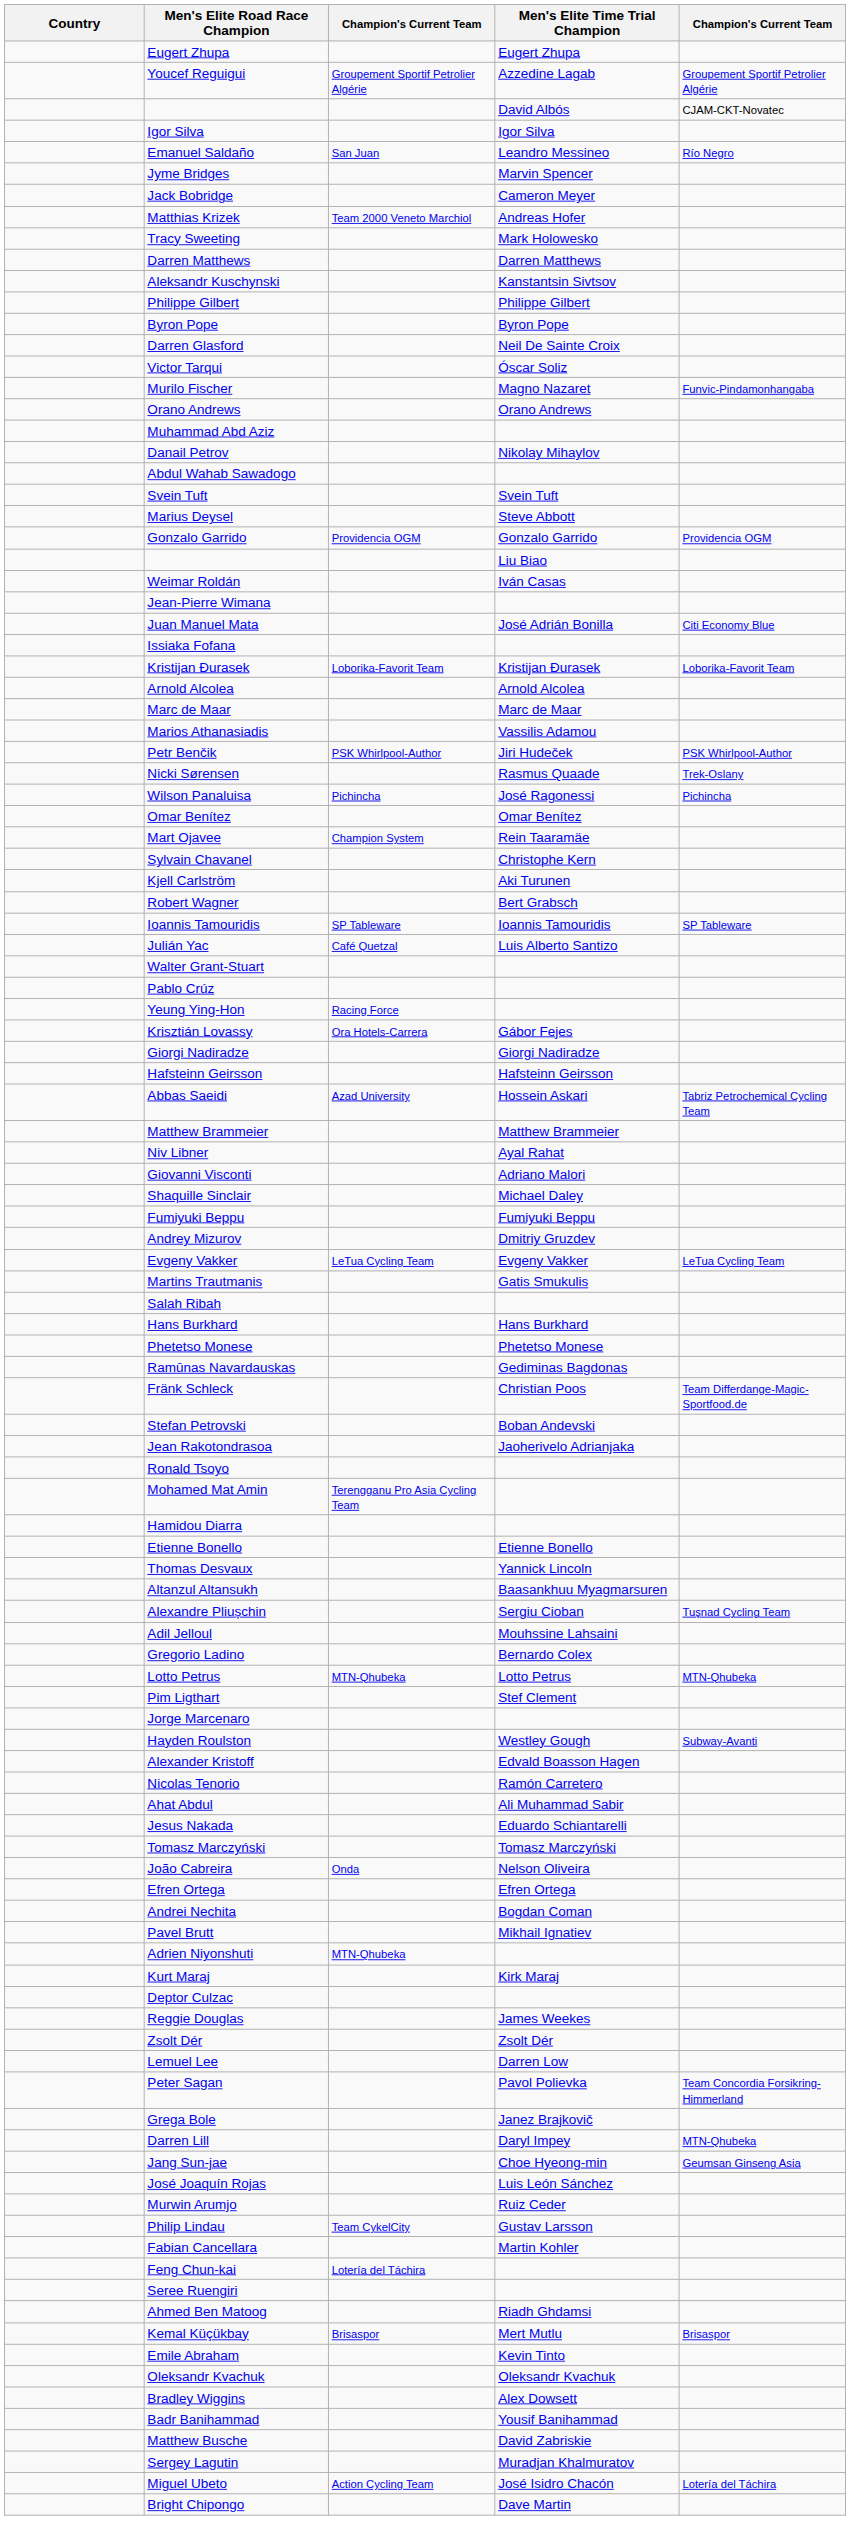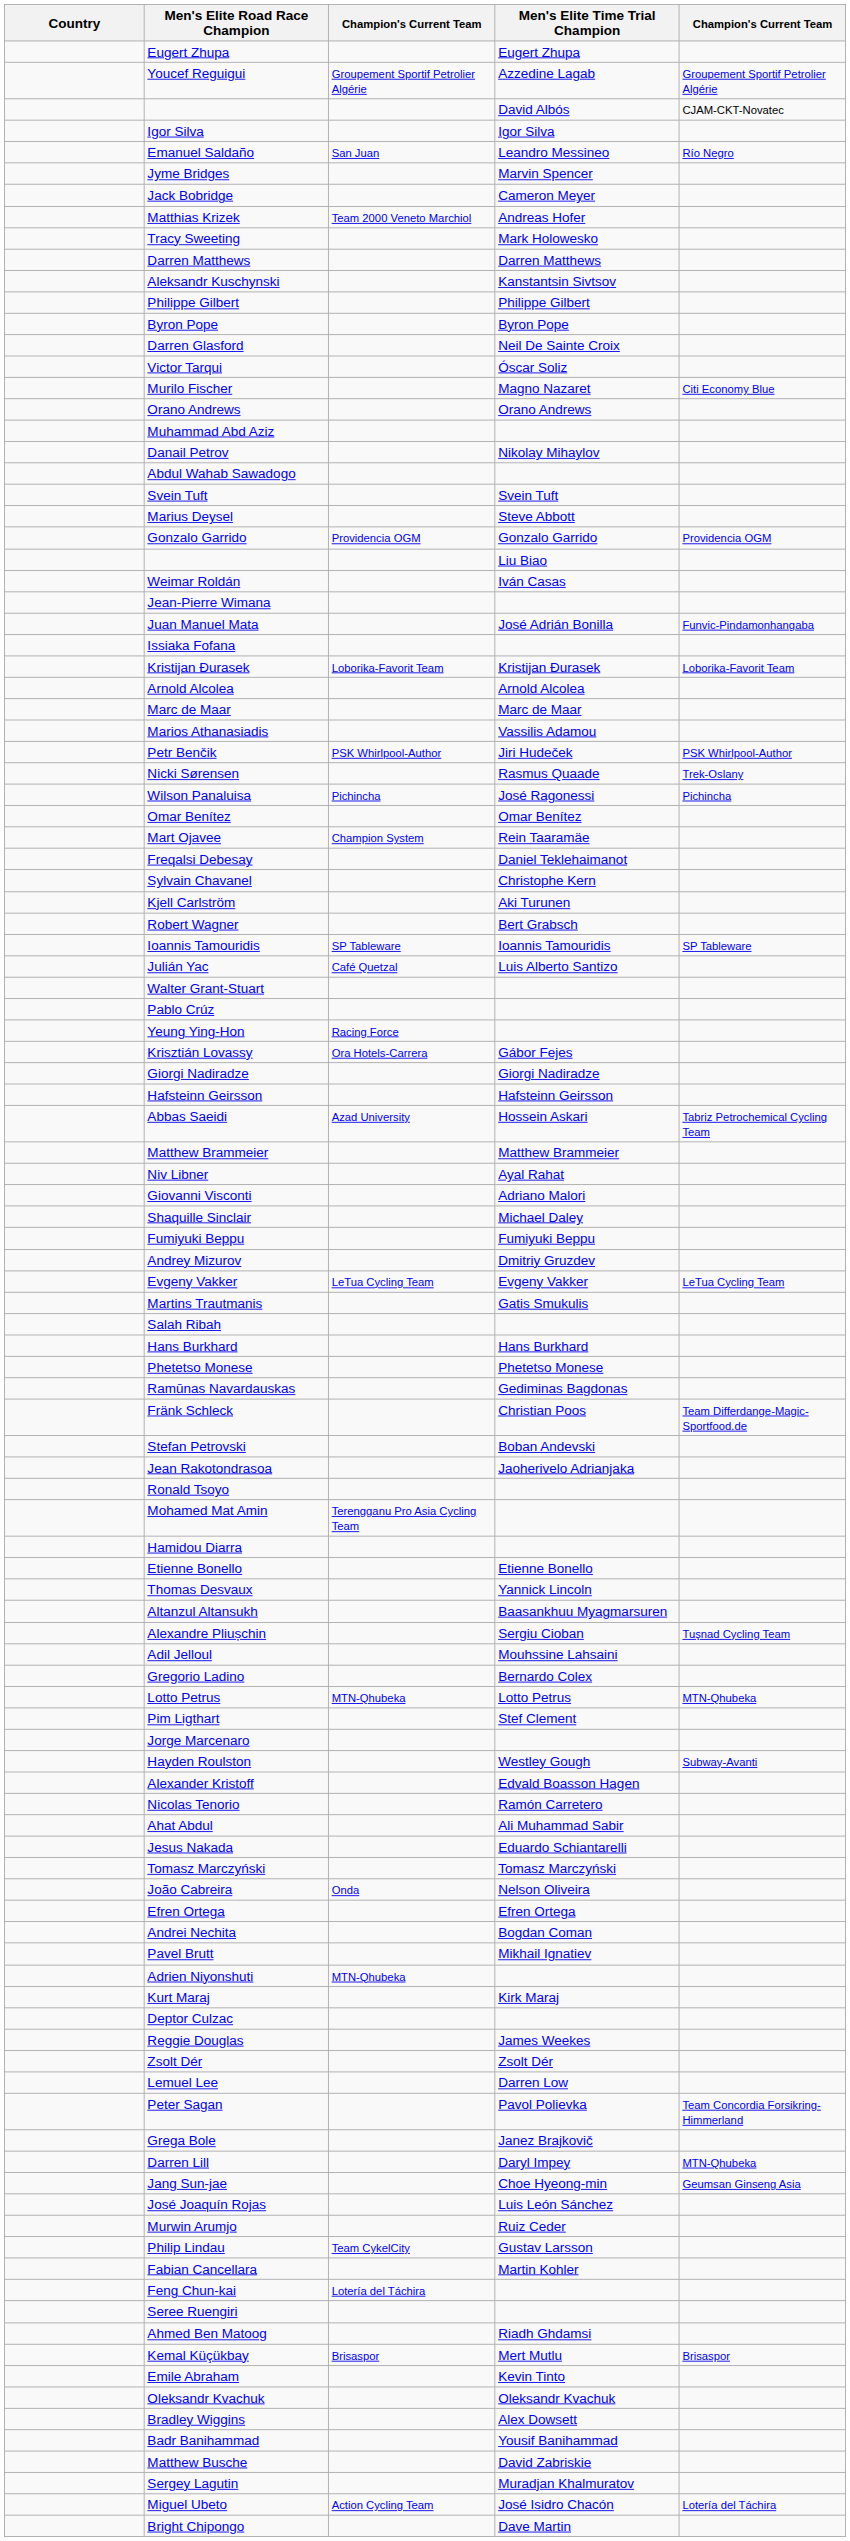(748, 390) Funvic-Pindamonhangaba -> (728, 390) Citi Economy Blue
(728, 625) Citi Economy Blue -> (748, 625) Funvic-Pindamonhangaba
+ row: (200, 859)
